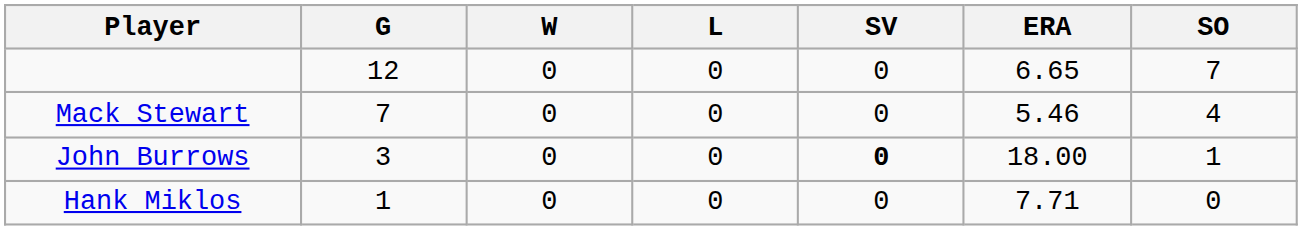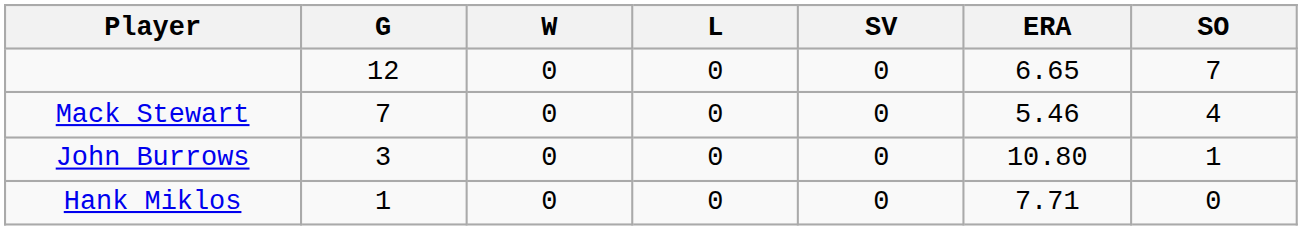(881, 159) bold -> (881, 159) normal
(1047, 159) 18.00 -> (1047, 159) 10.80
